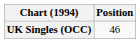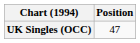(115, 30) 46 -> (115, 30) 47
